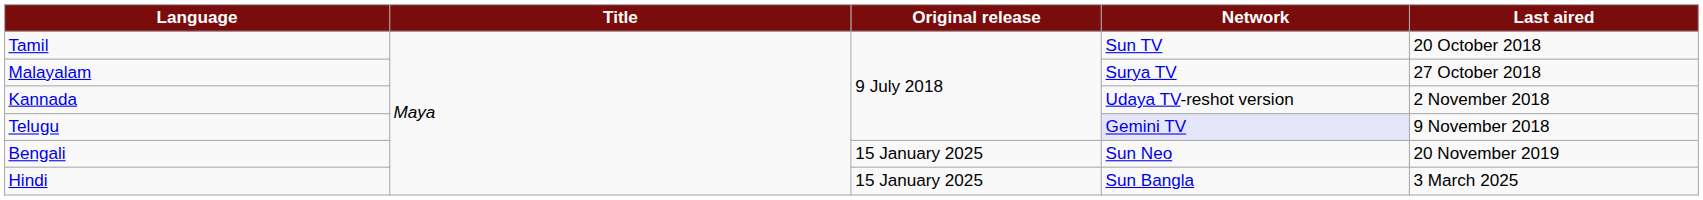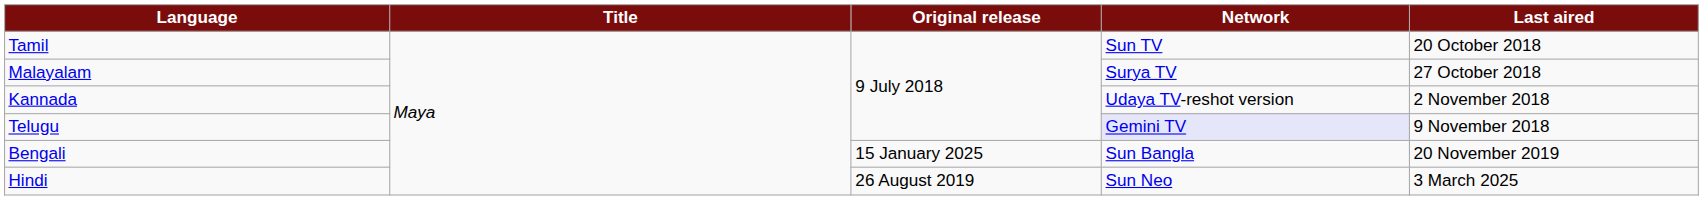(1139, 153) Sun Neo -> (1150, 153) Sun Bangla
(919, 180) 15 January 2025 -> (915, 180) 26 August 2019
(1150, 180) Sun Bangla -> (1139, 180) Sun Neo
